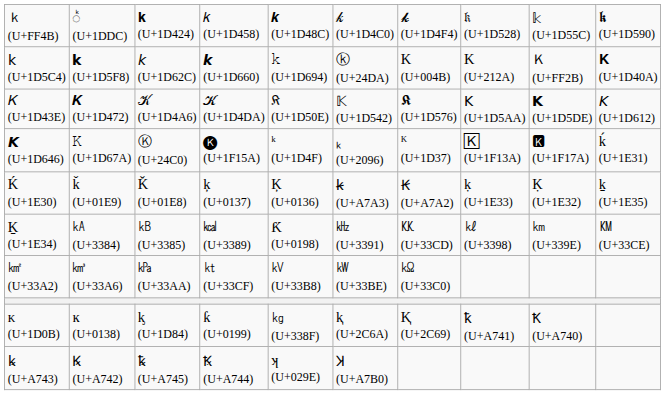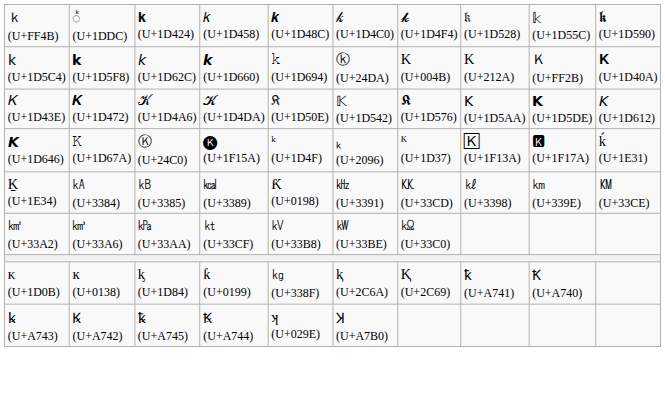- row: (32, 192)
